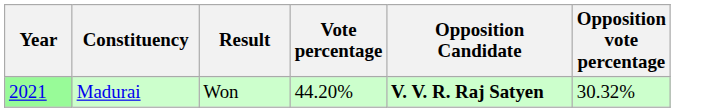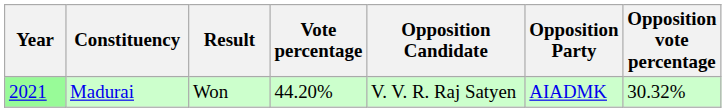+ column: (574, 40)
(467, 91) bold -> (444, 91) normal
